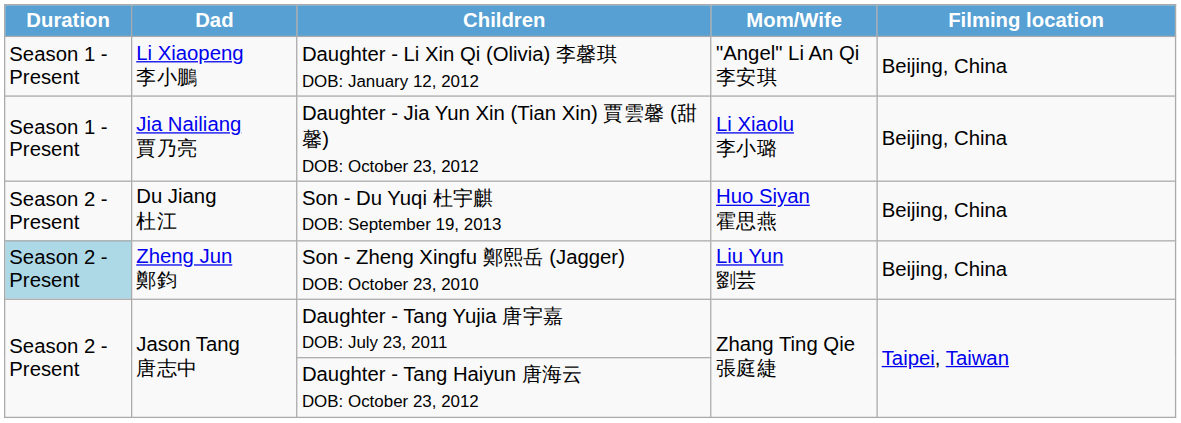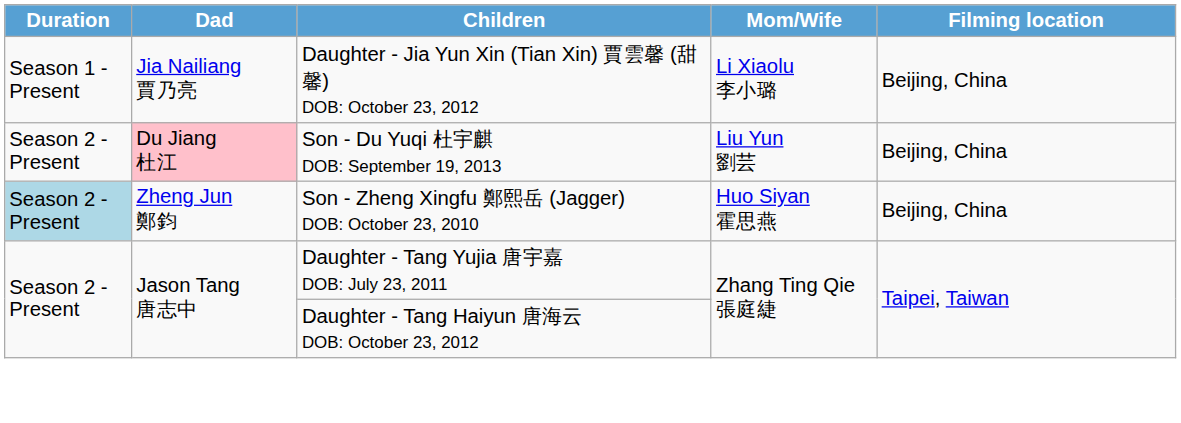- row: (459, 66)
(176, 209) no background -> (176, 150) pink background
(763, 209) Huo Siyan 霍思燕 -> (750, 150) Liu Yun 劉芸
(750, 268) Liu Yun 劉芸 -> (763, 209) Huo Siyan 霍思燕
